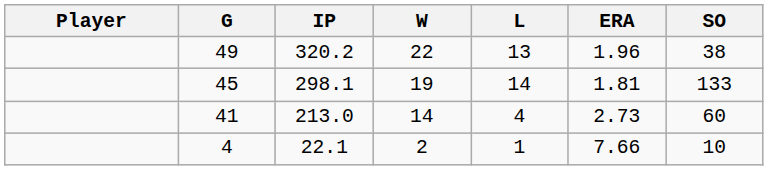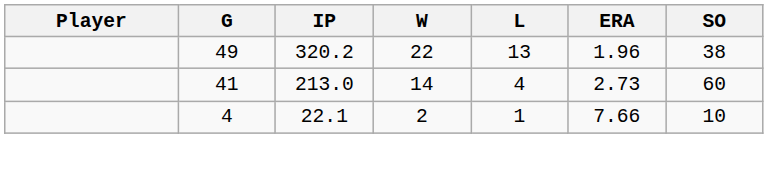- row: (227, 85)
